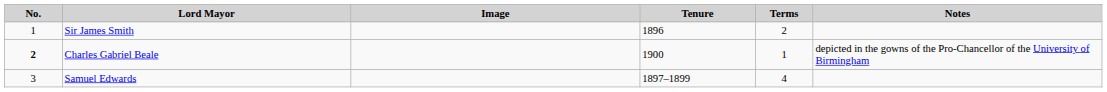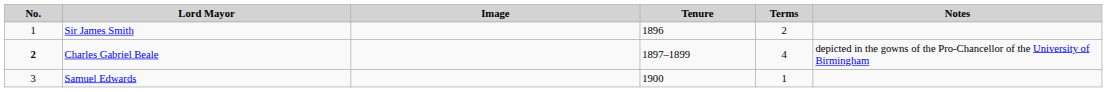(653, 54) 1900 -> (666, 54) 1897–1899
(784, 54) 1 -> (784, 54) 4
(666, 78) 1897–1899 -> (653, 78) 1900
(784, 78) 4 -> (784, 78) 1
